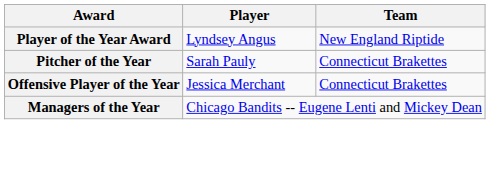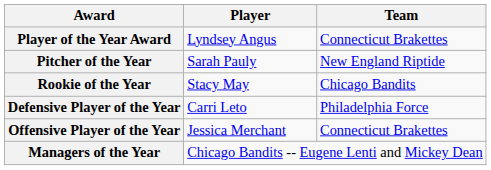(382, 38) New England Riptide -> (384, 38) Connecticut Brakettes
(383, 61) Connecticut Brakettes -> (382, 61) New England Riptide
+ row: (94, 84)
+ row: (94, 107)
